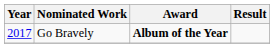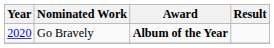(19, 33) 2017 -> (19, 33) 2020
